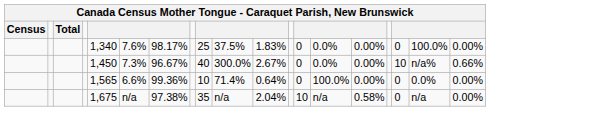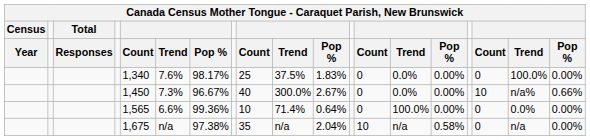+ row: (26, 53)
